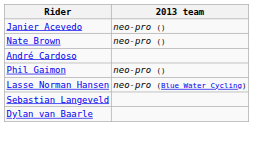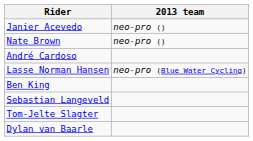- row: (36, 70)
+ row: (28, 85)
+ row: (52, 114)
